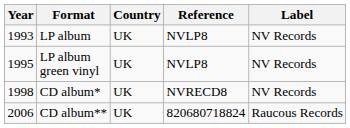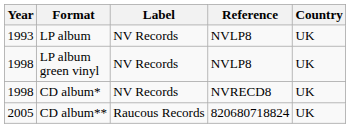columns swapped: (297, 14) <-> (137, 14)
(21, 63) 1995 -> (21, 63) 1998
(21, 112) 2006 -> (21, 112) 2005
